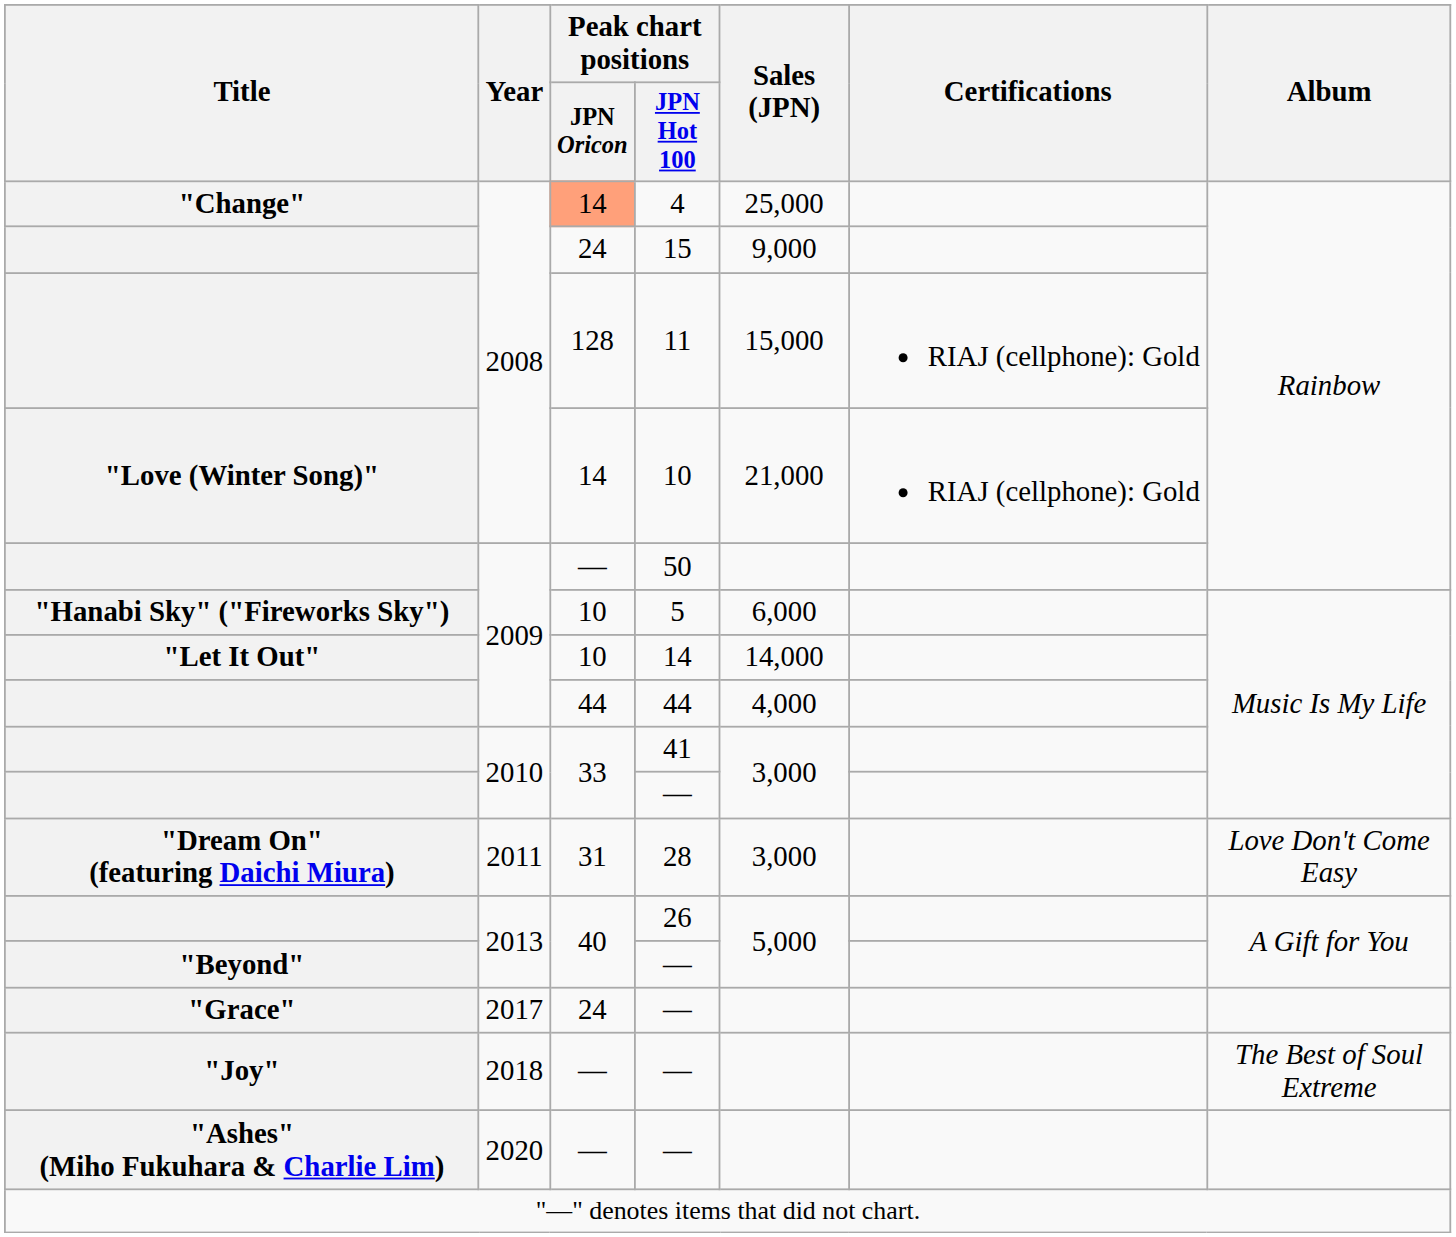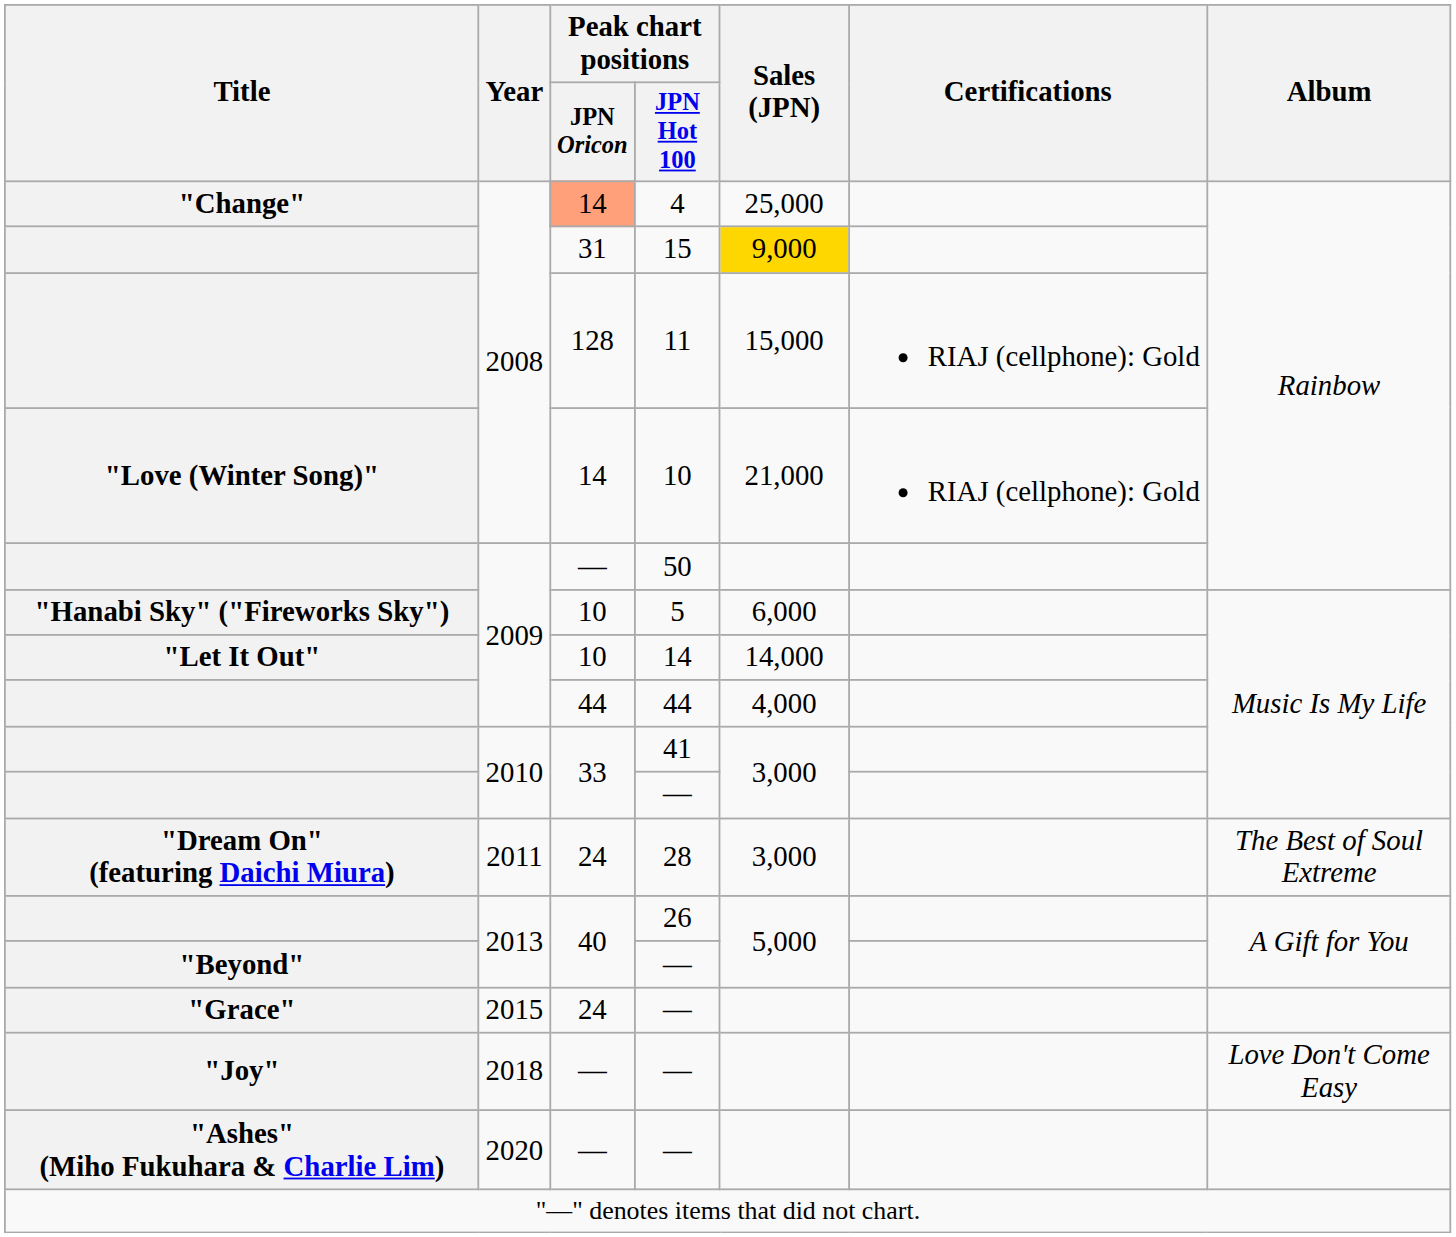(592, 249) 24 -> (592, 249) 31
(784, 249) no background -> (784, 249) gold background
(592, 856) 31 -> (592, 856) 24
(1329, 856) Love Don't Come Easy -> (1329, 856) The Best of Soul Extreme
(514, 1009) 2017 -> (514, 1009) 2015
(1329, 1071) The Best of Soul Extreme -> (1329, 1071) Love Don't Come Easy
